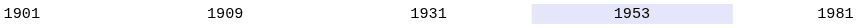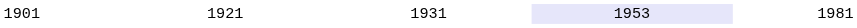(225, 14) 1909 -> (225, 14) 1921
